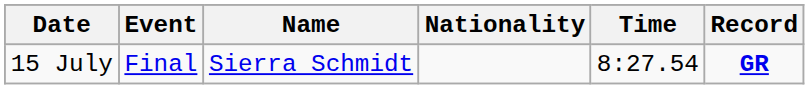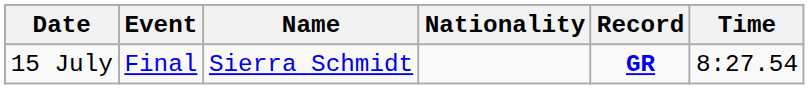columns swapped: (648, 25) <-> (754, 25)
